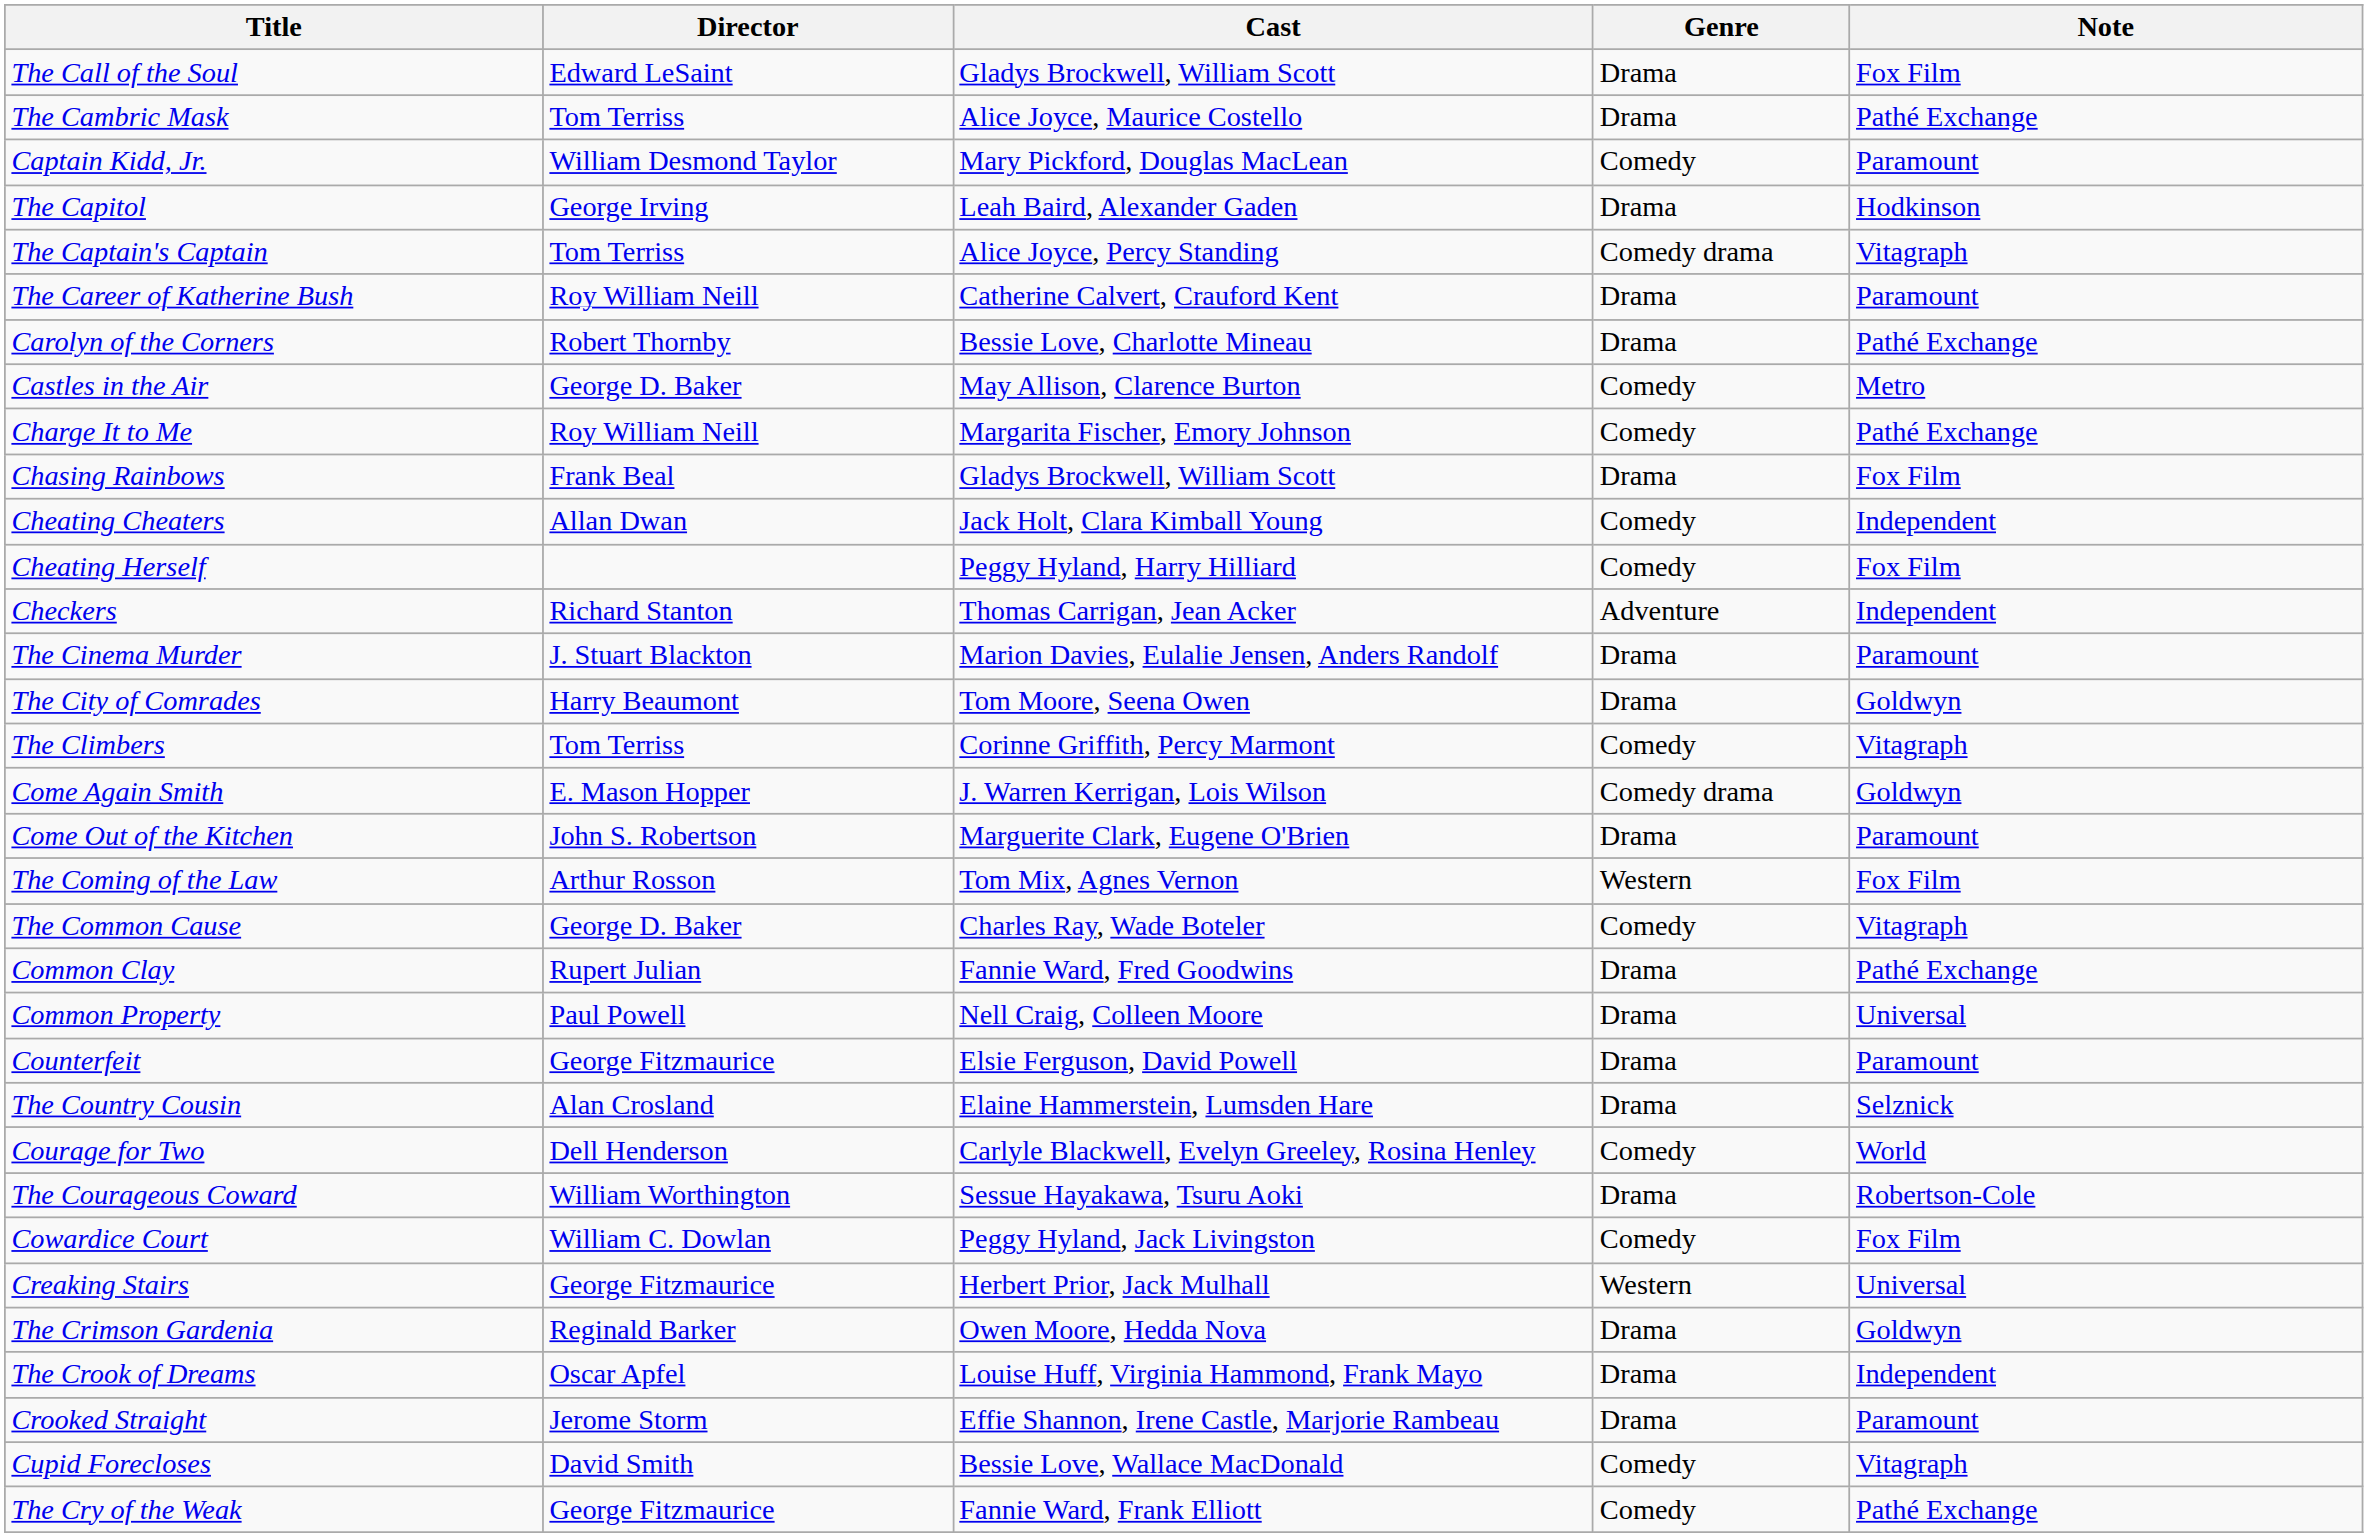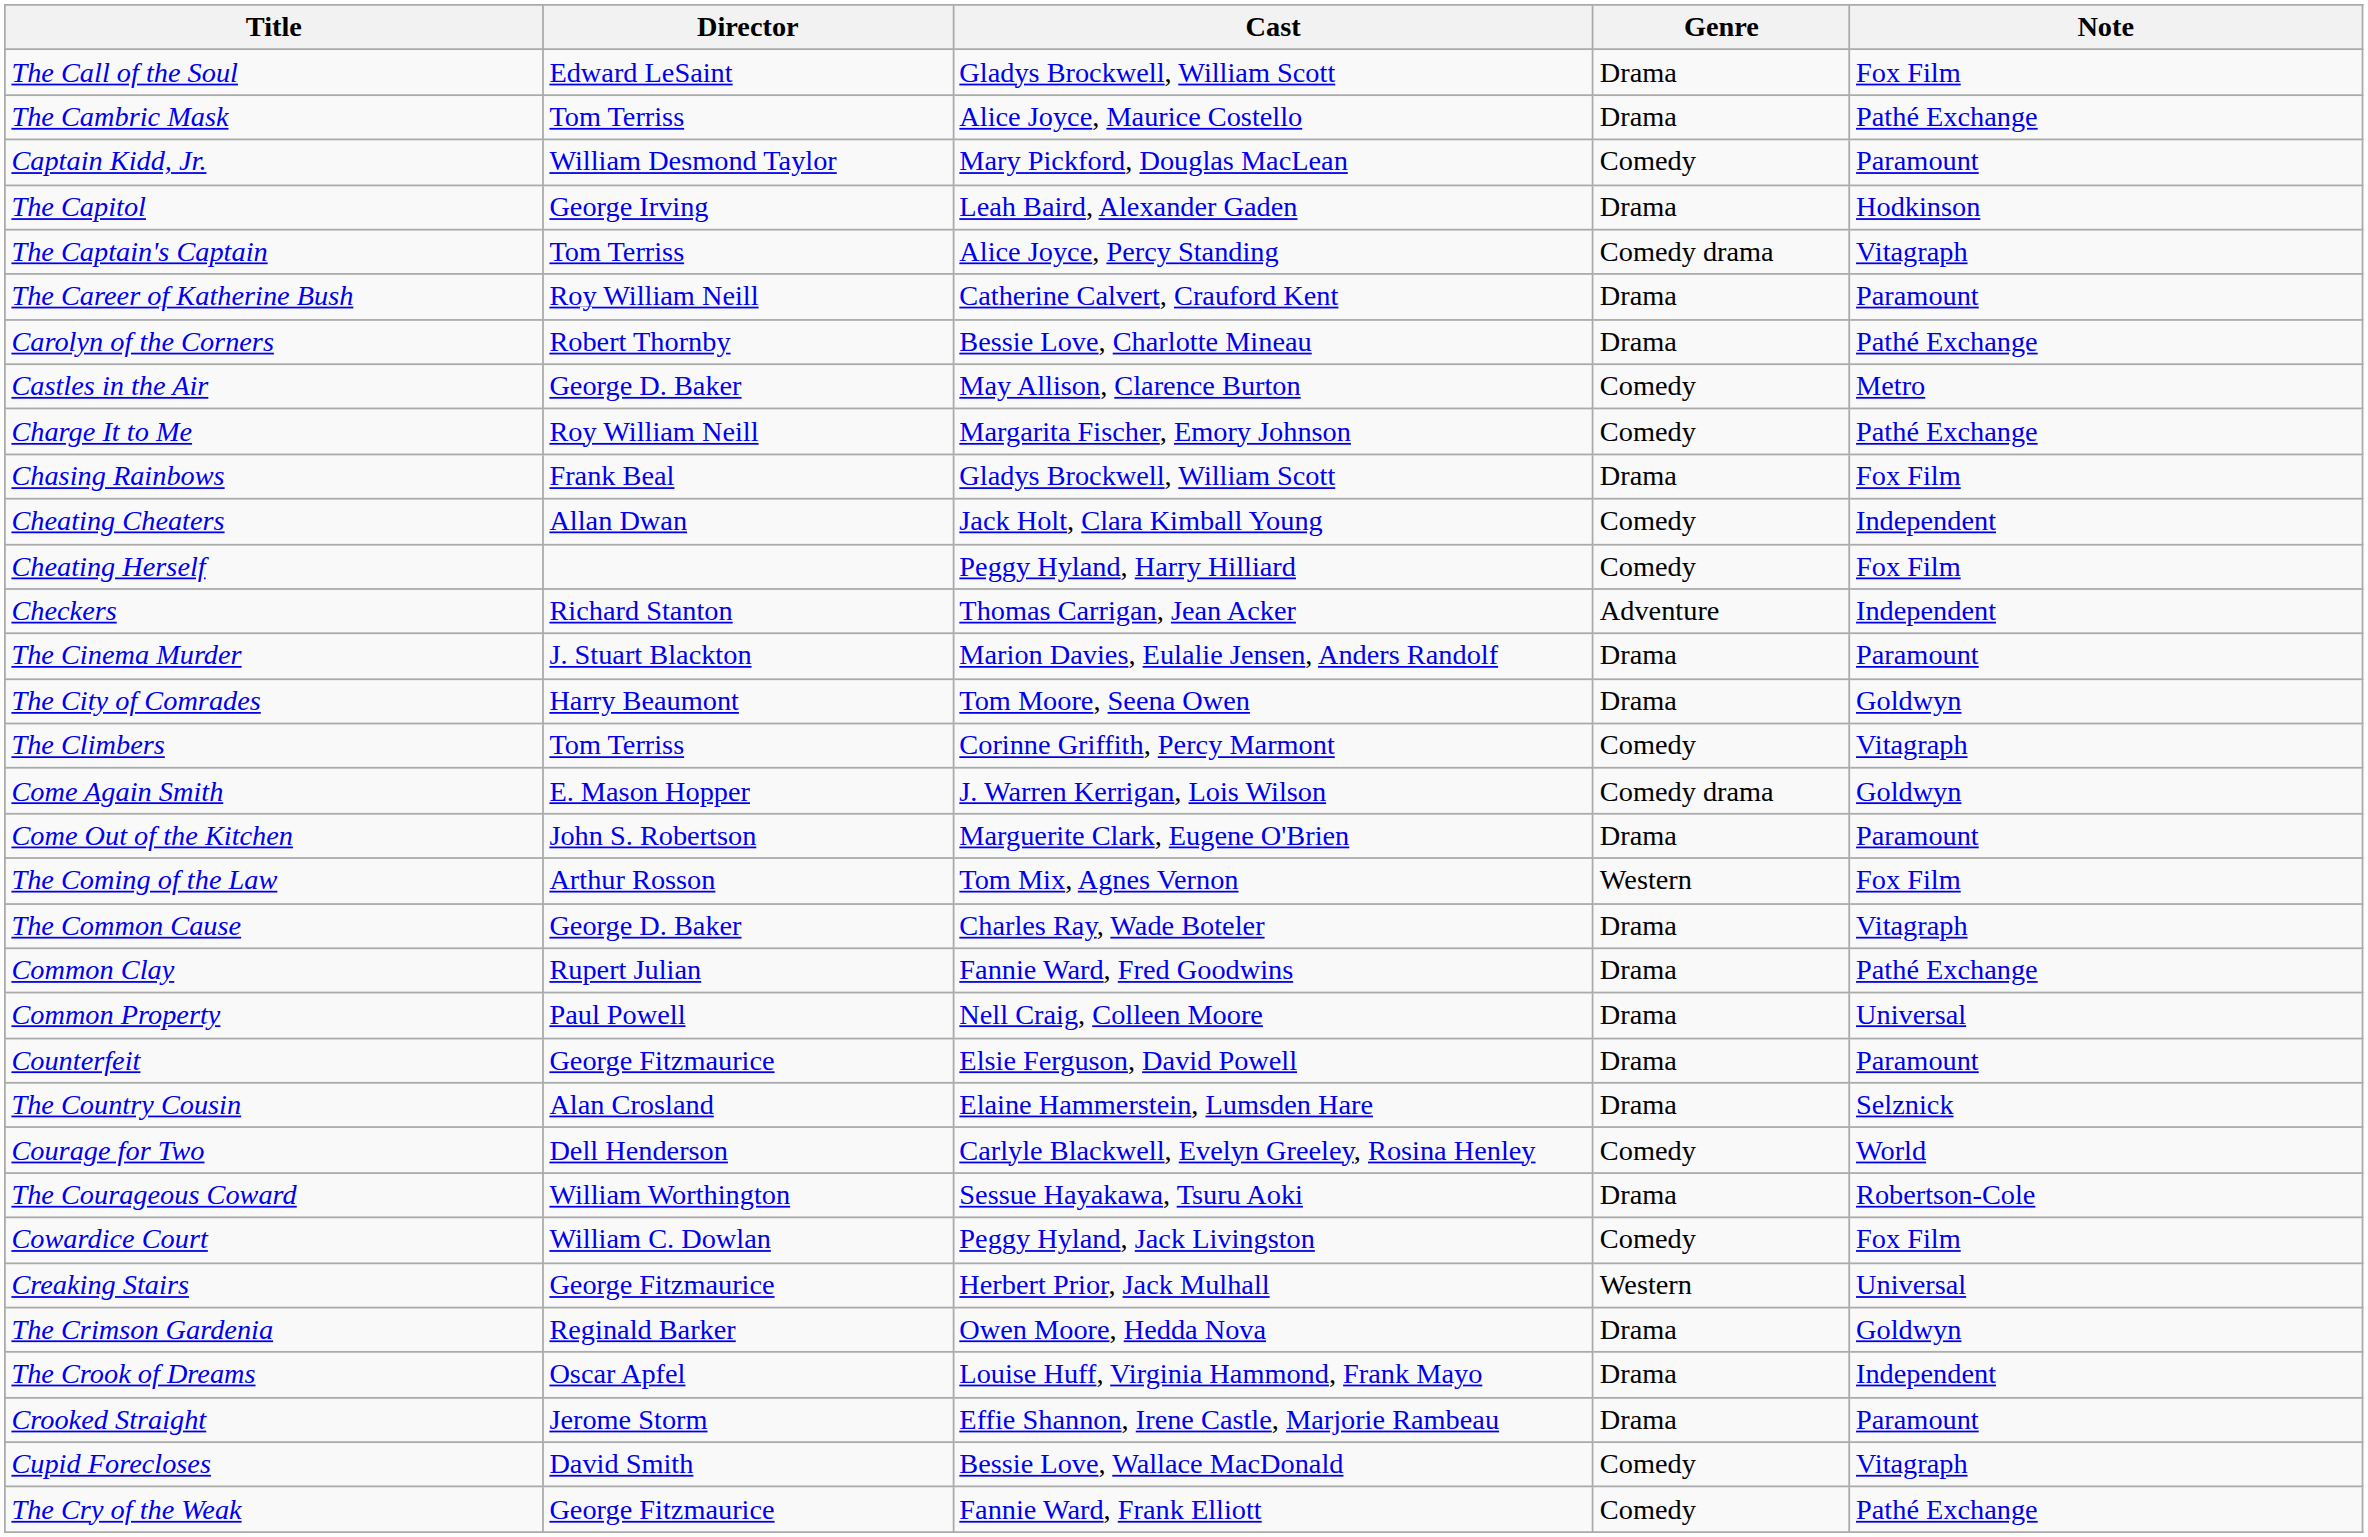(1648, 925) Comedy -> (1638, 925) Drama
